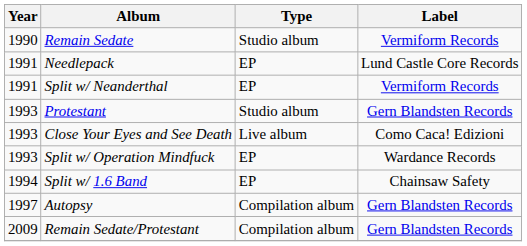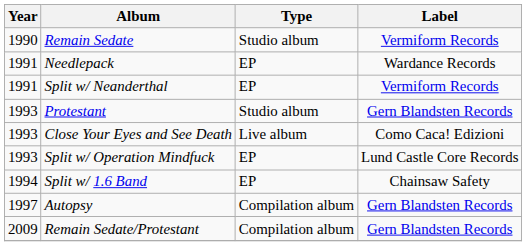(440, 63) Lund Castle Core Records -> (440, 63) Wardance Records
(440, 157) Wardance Records -> (440, 157) Lund Castle Core Records
